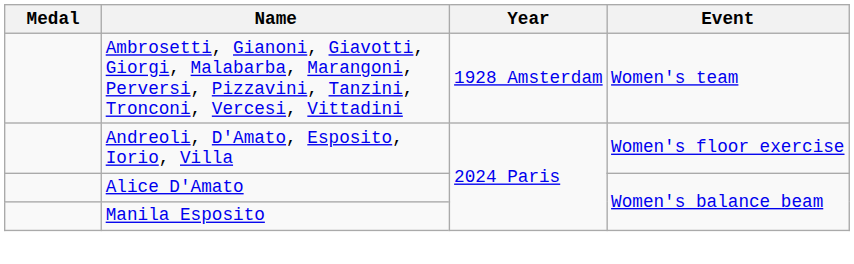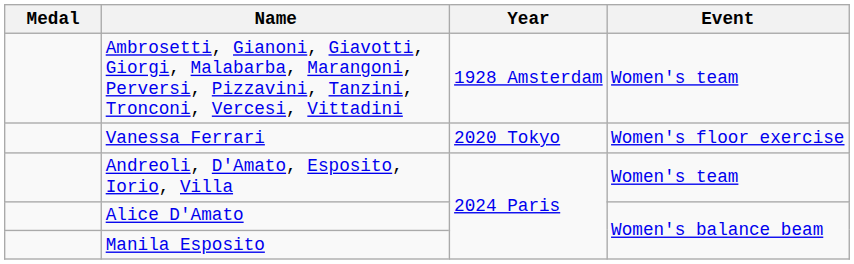+ row: (185, 138)
(728, 148) Women's floor exercise -> (675, 177) Women's team
